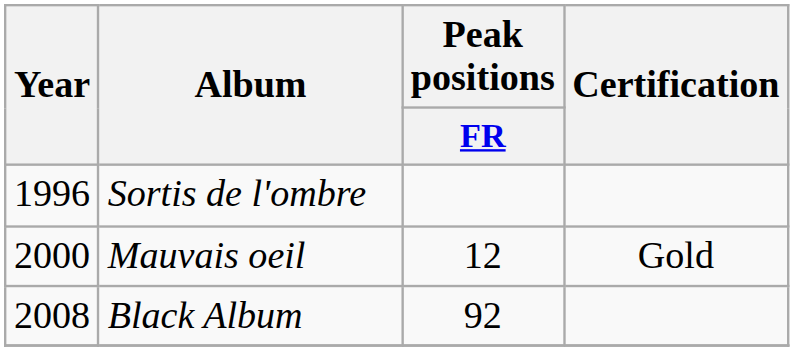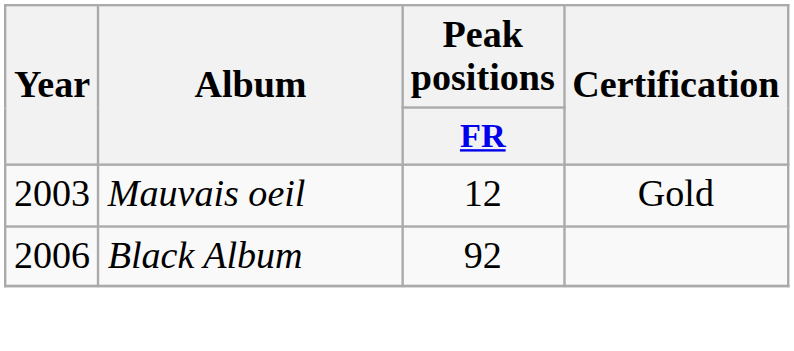- row: (237, 194)
(52, 254) 2000 -> (52, 194) 2003
(52, 315) 2008 -> (52, 254) 2006
